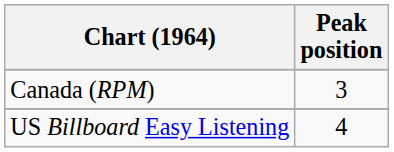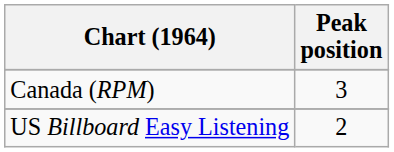(341, 127) 4 -> (341, 127) 2
